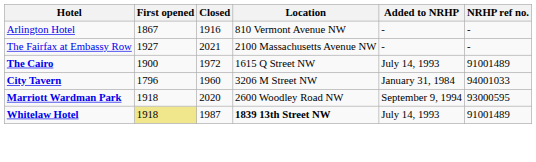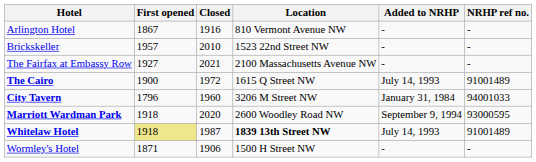+ row: (33, 47)
+ row: (43, 149)
